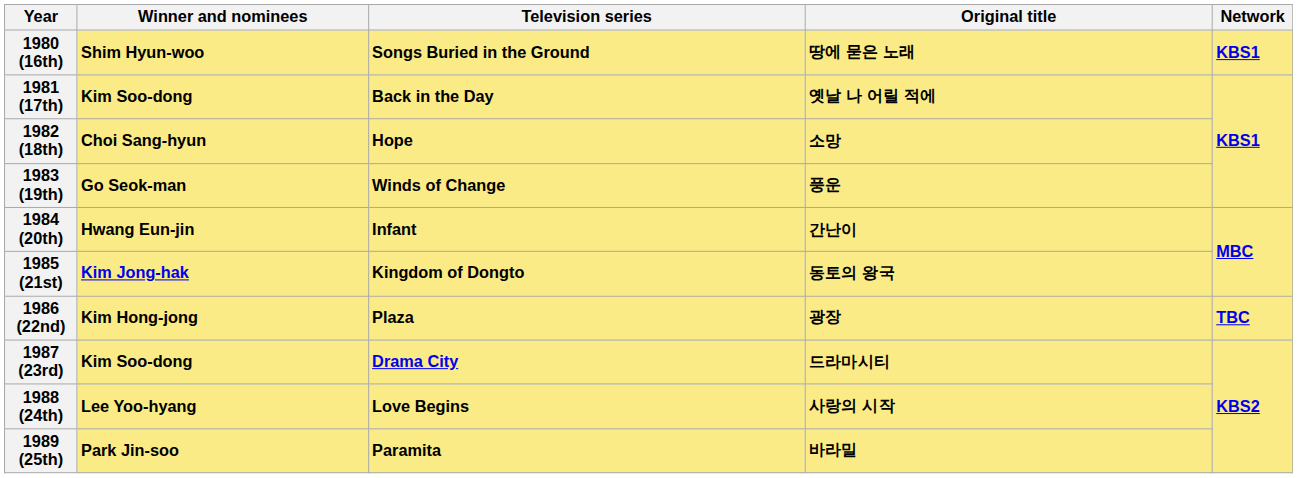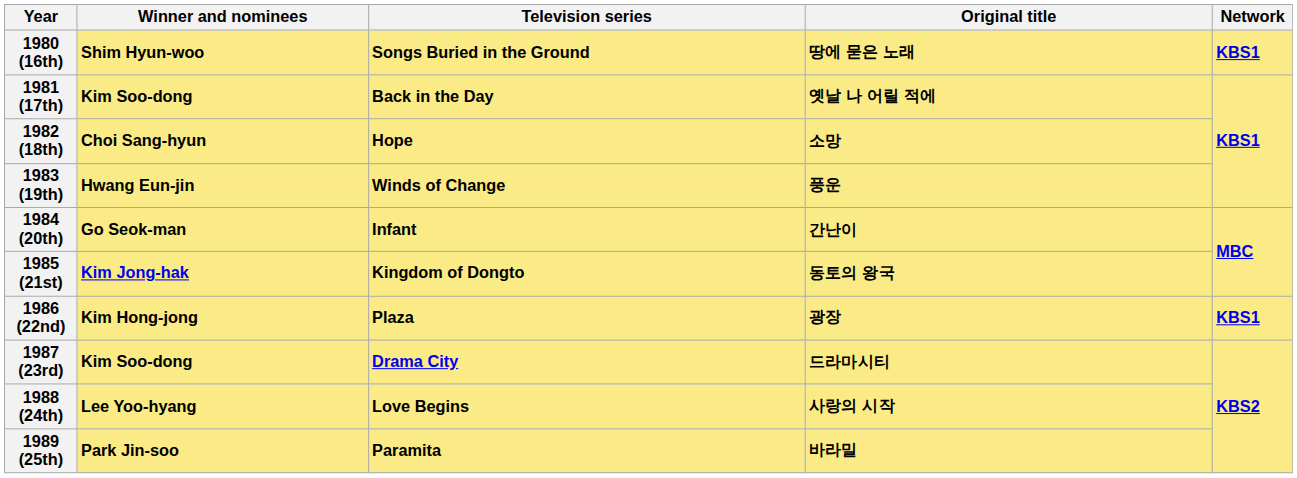(134, 185) Go Seok-man -> (138, 185) Hwang Eun-jin
(138, 229) Hwang Eun-jin -> (134, 229) Go Seok-man
(1233, 317) TBC -> (1238, 317) KBS1
